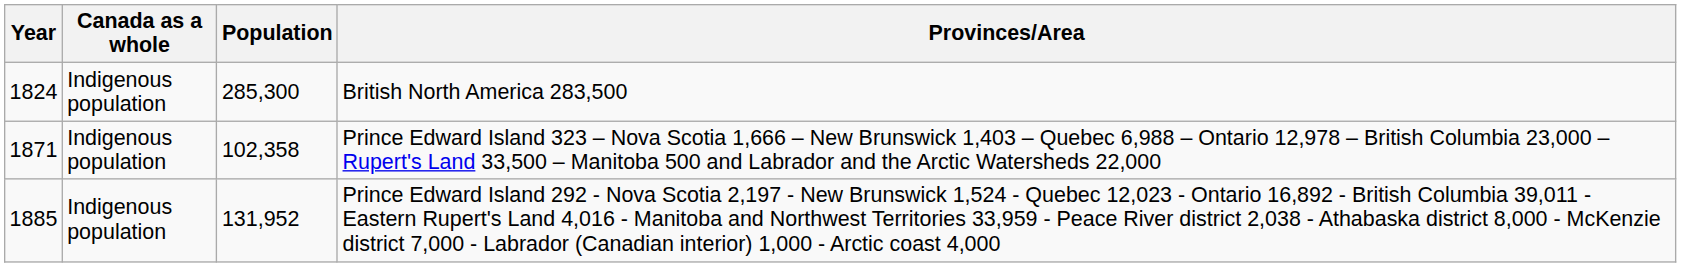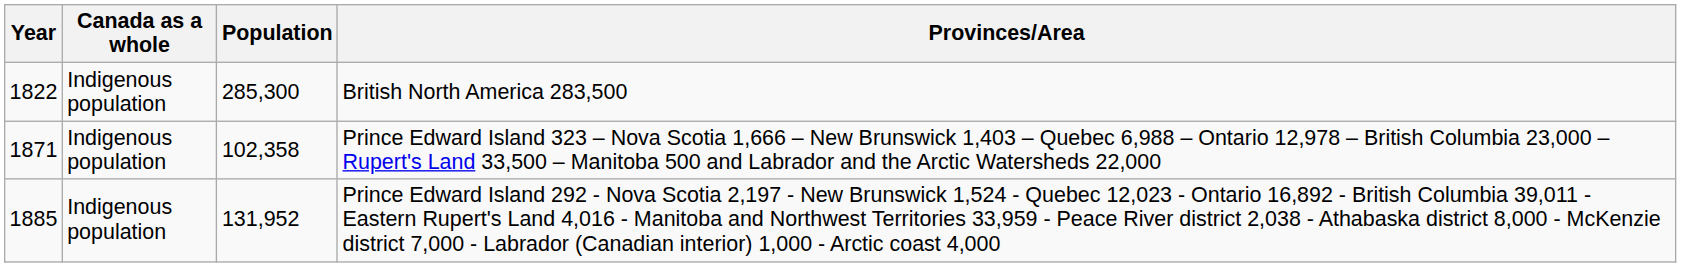(33, 91) 1824 -> (33, 91) 1822
